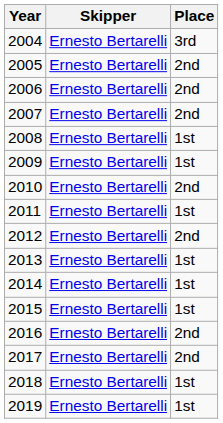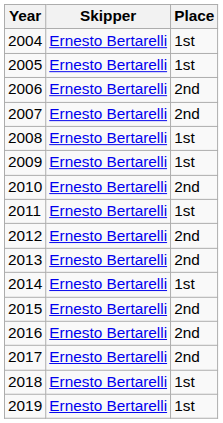(185, 41) 3rd -> (184, 41) 1st
(187, 65) 2nd -> (184, 65) 1st
(184, 260) 1st -> (187, 260) 2nd
(184, 308) 1st -> (187, 308) 2nd
